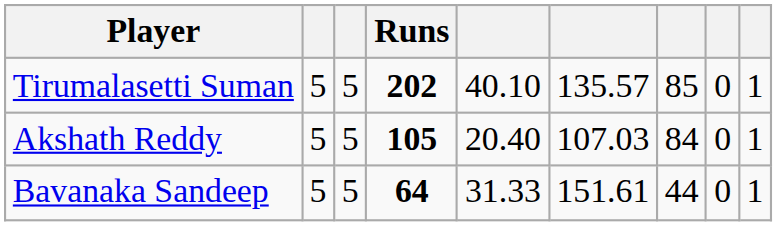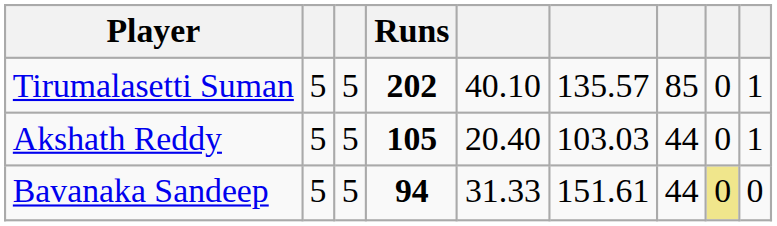(603, 138) 107.03 -> (603, 138) 103.03
(682, 138) 84 -> (682, 138) 44
(412, 191) 64 -> (412, 191) 94
(723, 191) no background -> (723, 191) khaki background
(755, 191) 1 -> (755, 191) 0
